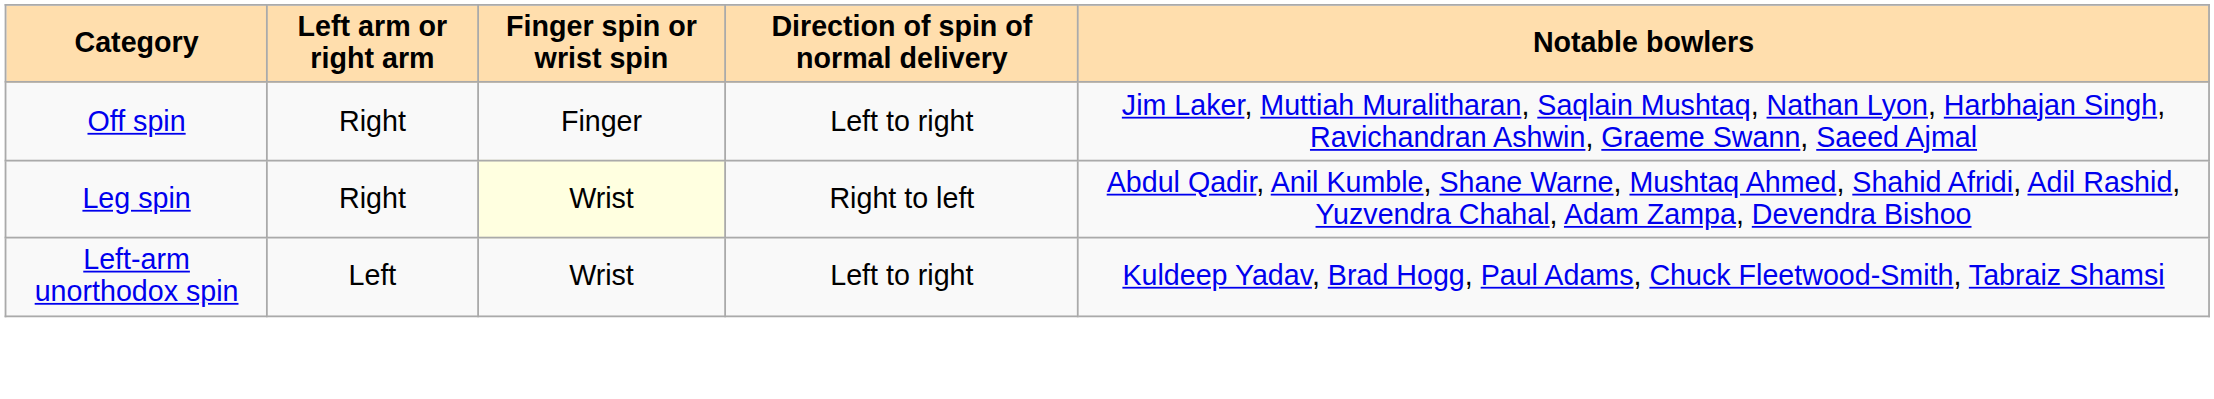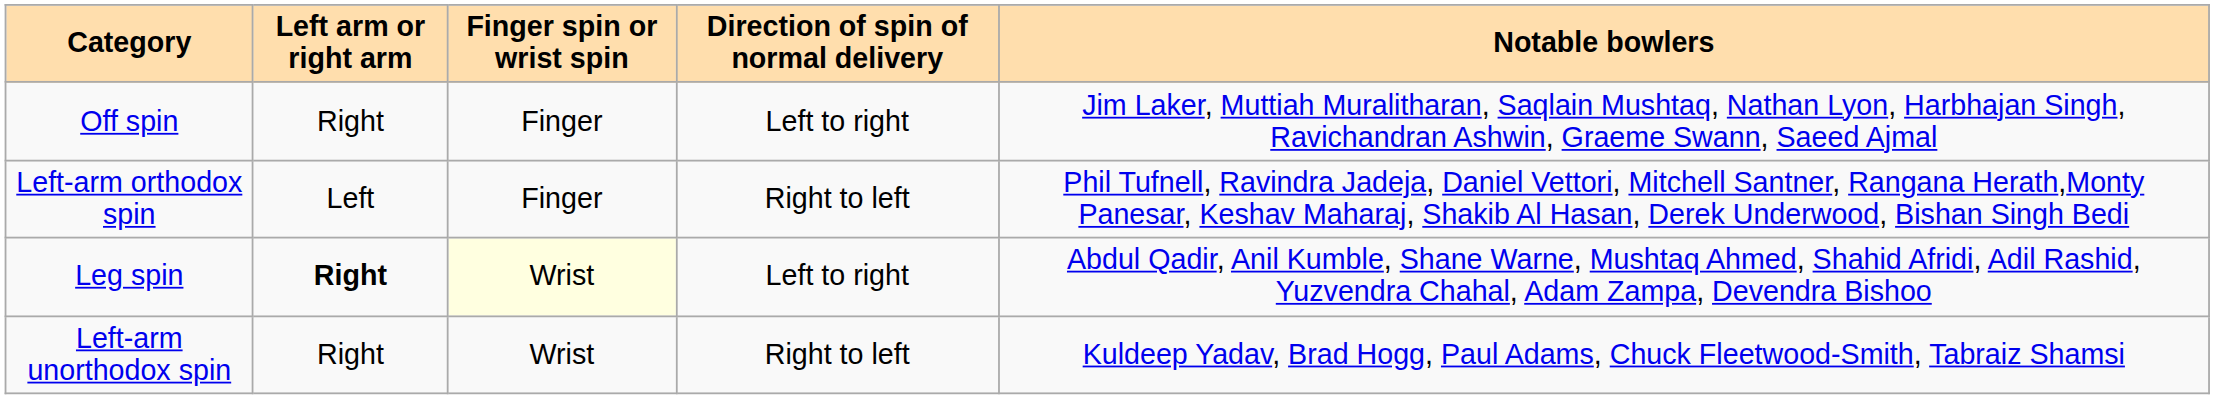+ row: (129, 198)
(372, 198) normal -> (350, 276) bold
(902, 198) Right to left -> (837, 276) Left to right
(372, 276) Left -> (350, 353) Right
(902, 276) Left to right -> (837, 353) Right to left
